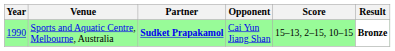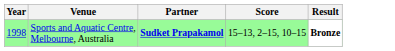- column: (249, 12)
(16, 33) 1990 -> (16, 33) 1998
